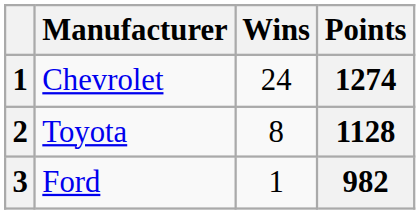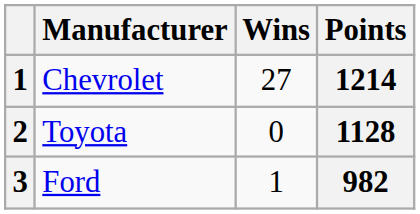(276, 80) 24 -> (276, 80) 27
(366, 80) 1274 -> (366, 80) 1214
(276, 130) 8 -> (276, 130) 0
